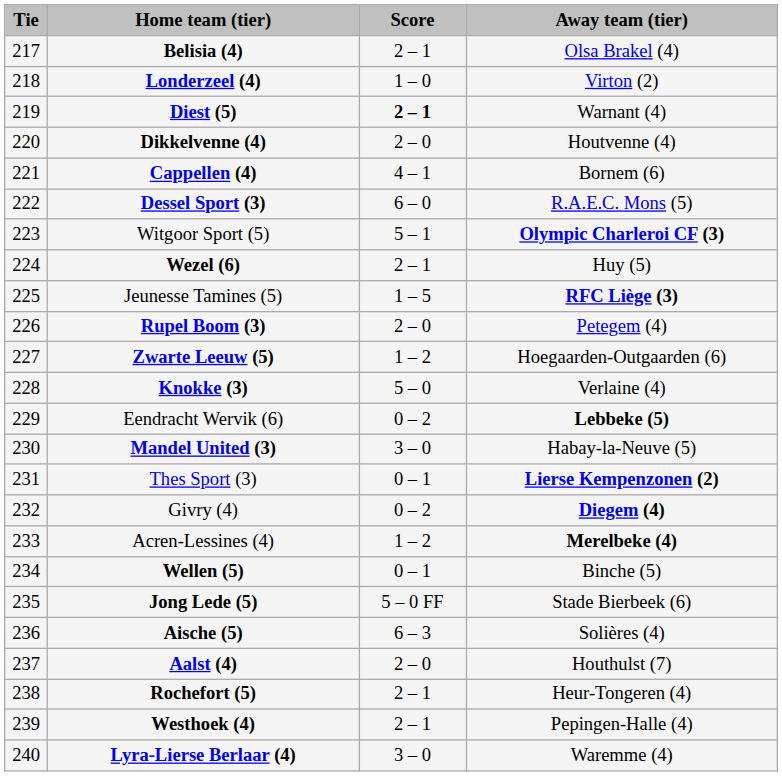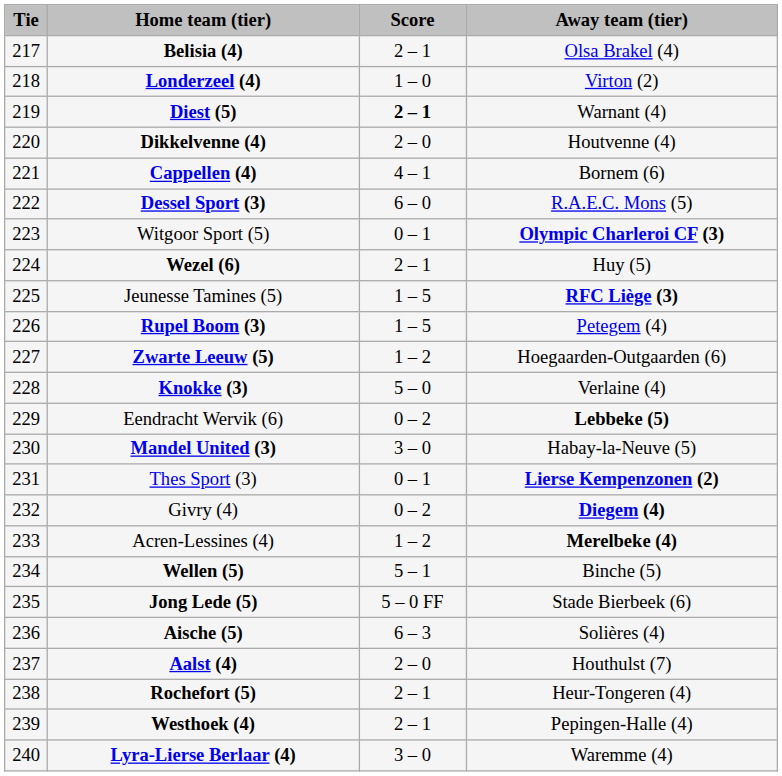(412, 234) 5 – 1 -> (412, 234) 0 – 1
(412, 326) 2 – 0 -> (412, 326) 1 – 5
(412, 571) 0 – 1 -> (412, 571) 5 – 1
